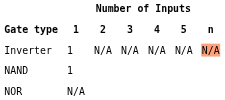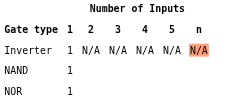(76, 91) N/A -> (70, 91) 1
